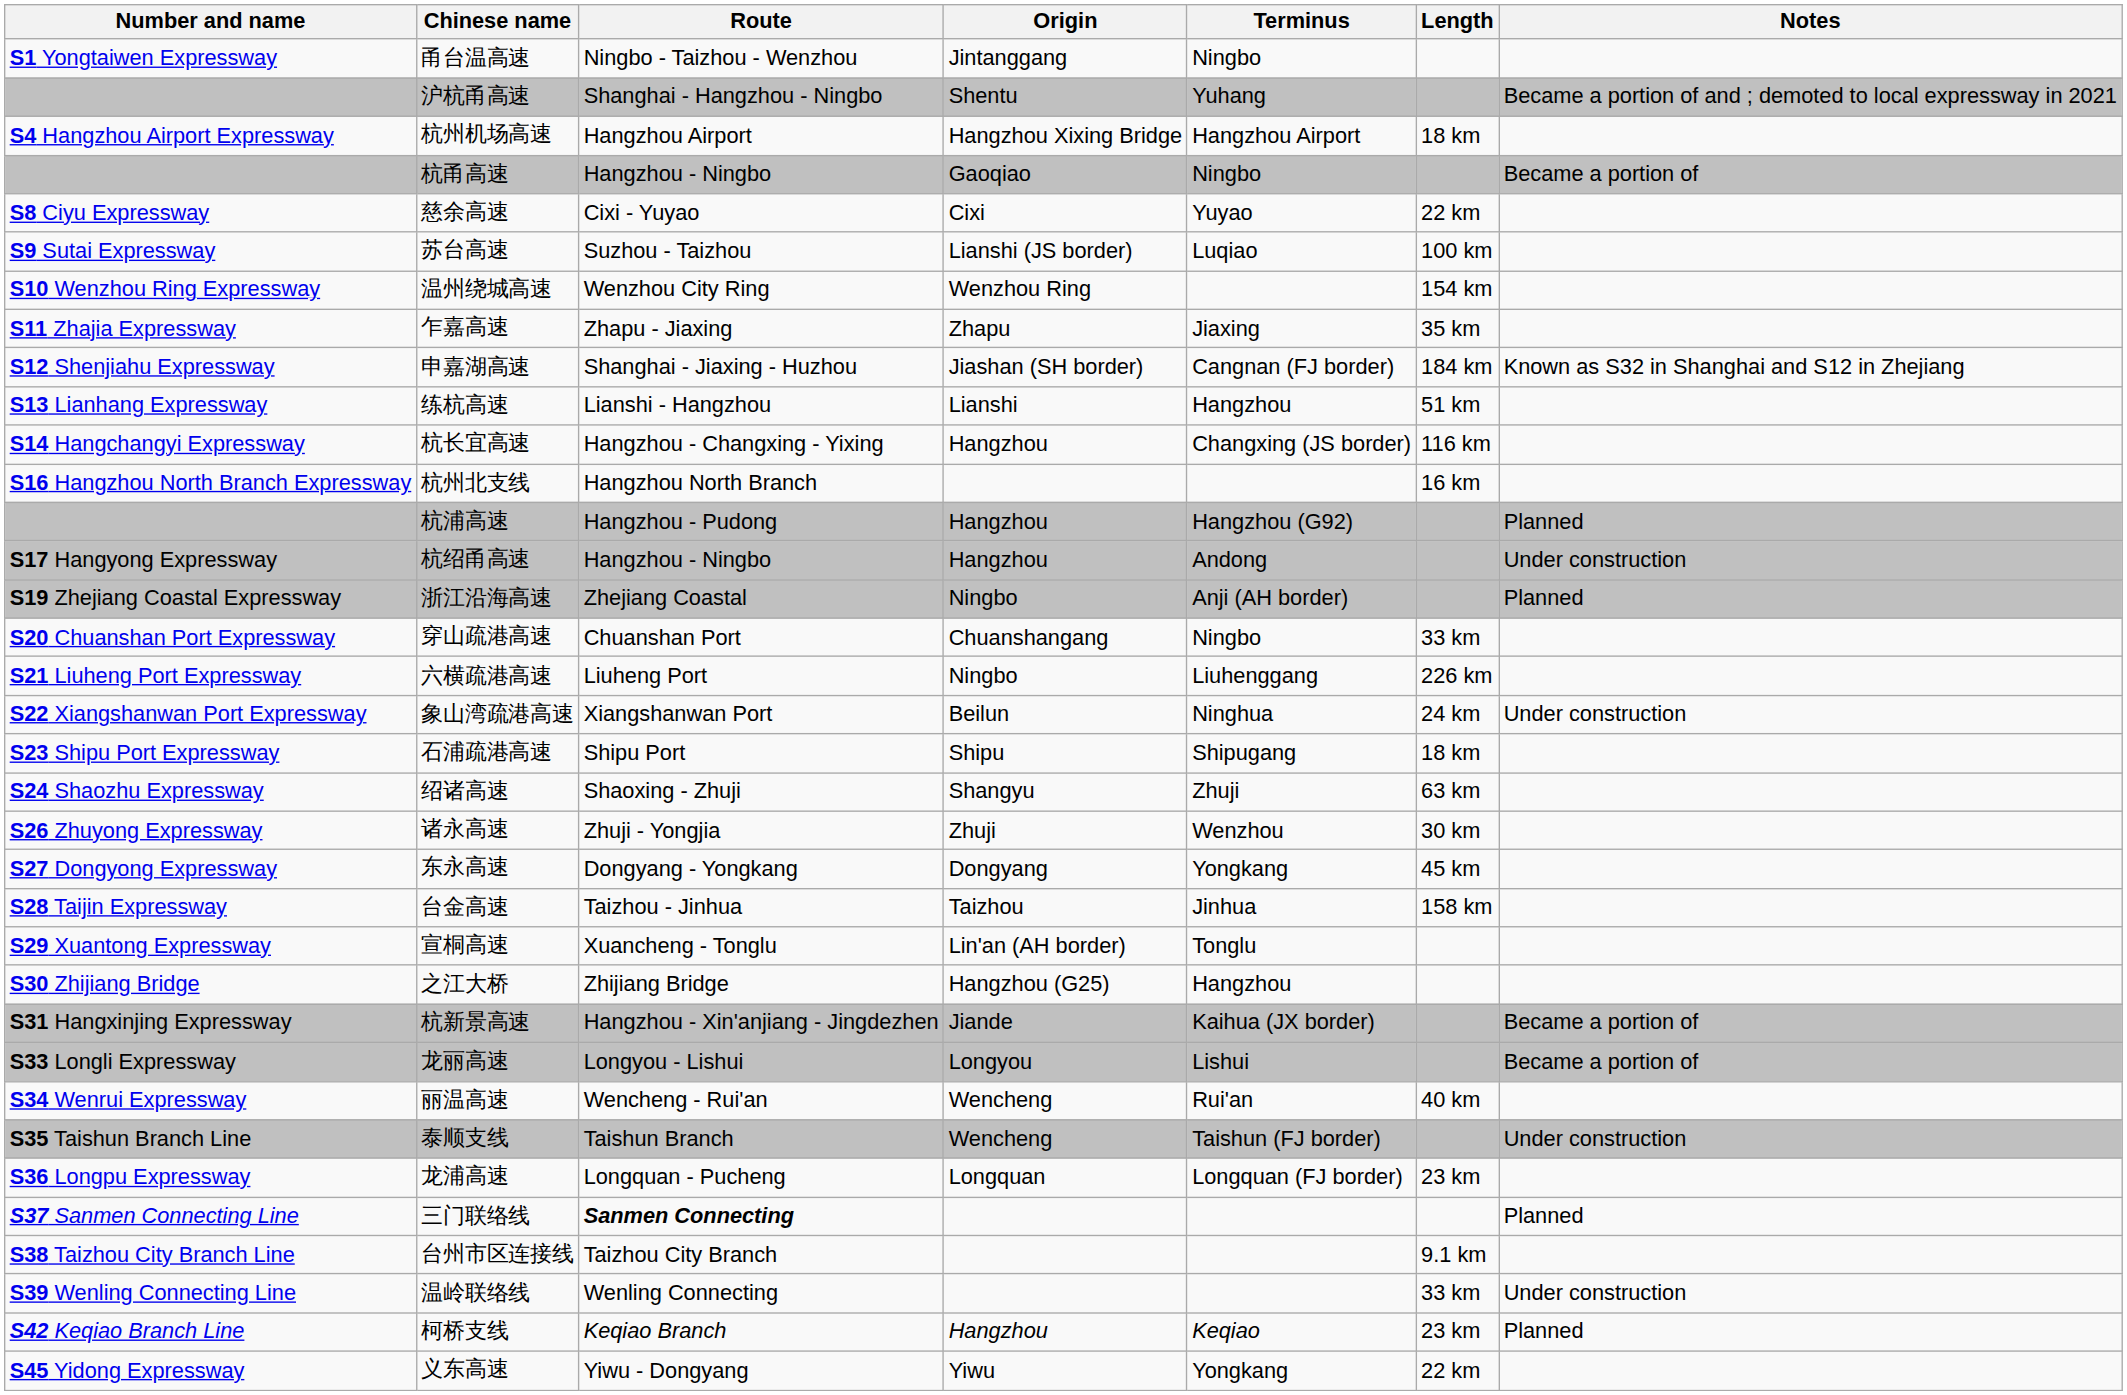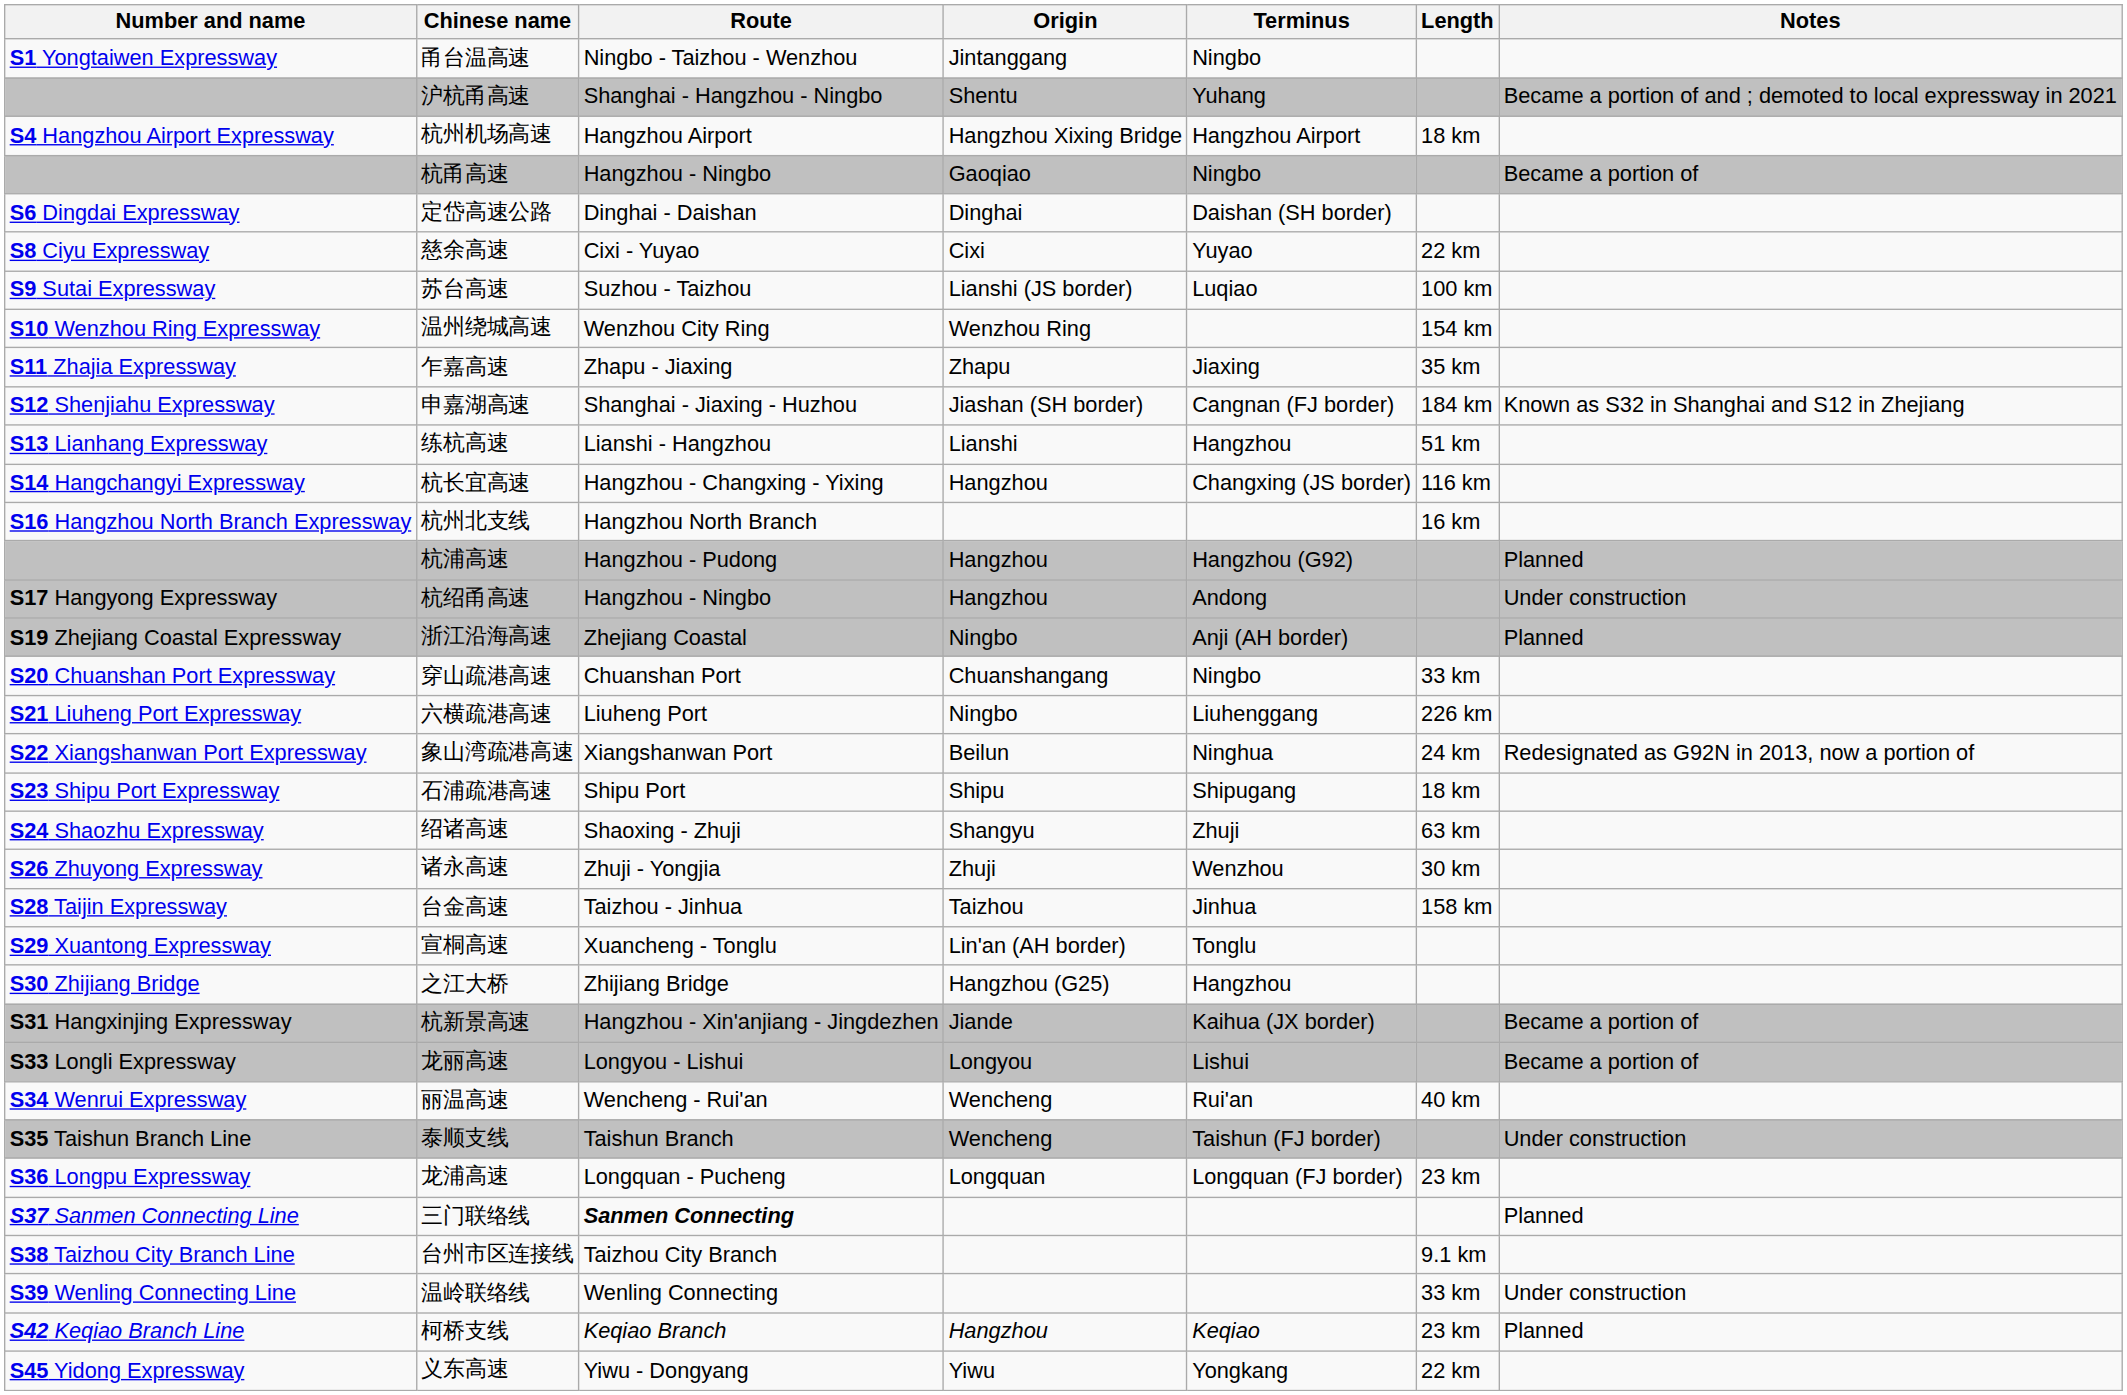+ row: (487, 211)
(1595, 714) Under construction -> (1739, 752) Redesignated as G92N in 2013, now a portion of
- row: (465, 868)
